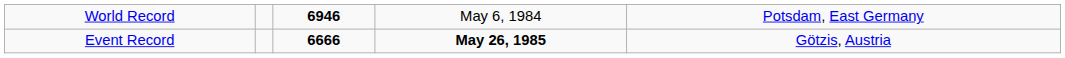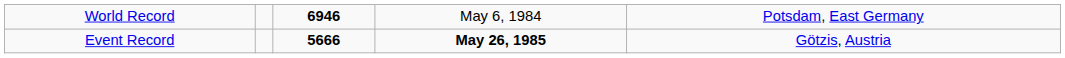(324, 40) 6666 -> (324, 40) 5666
